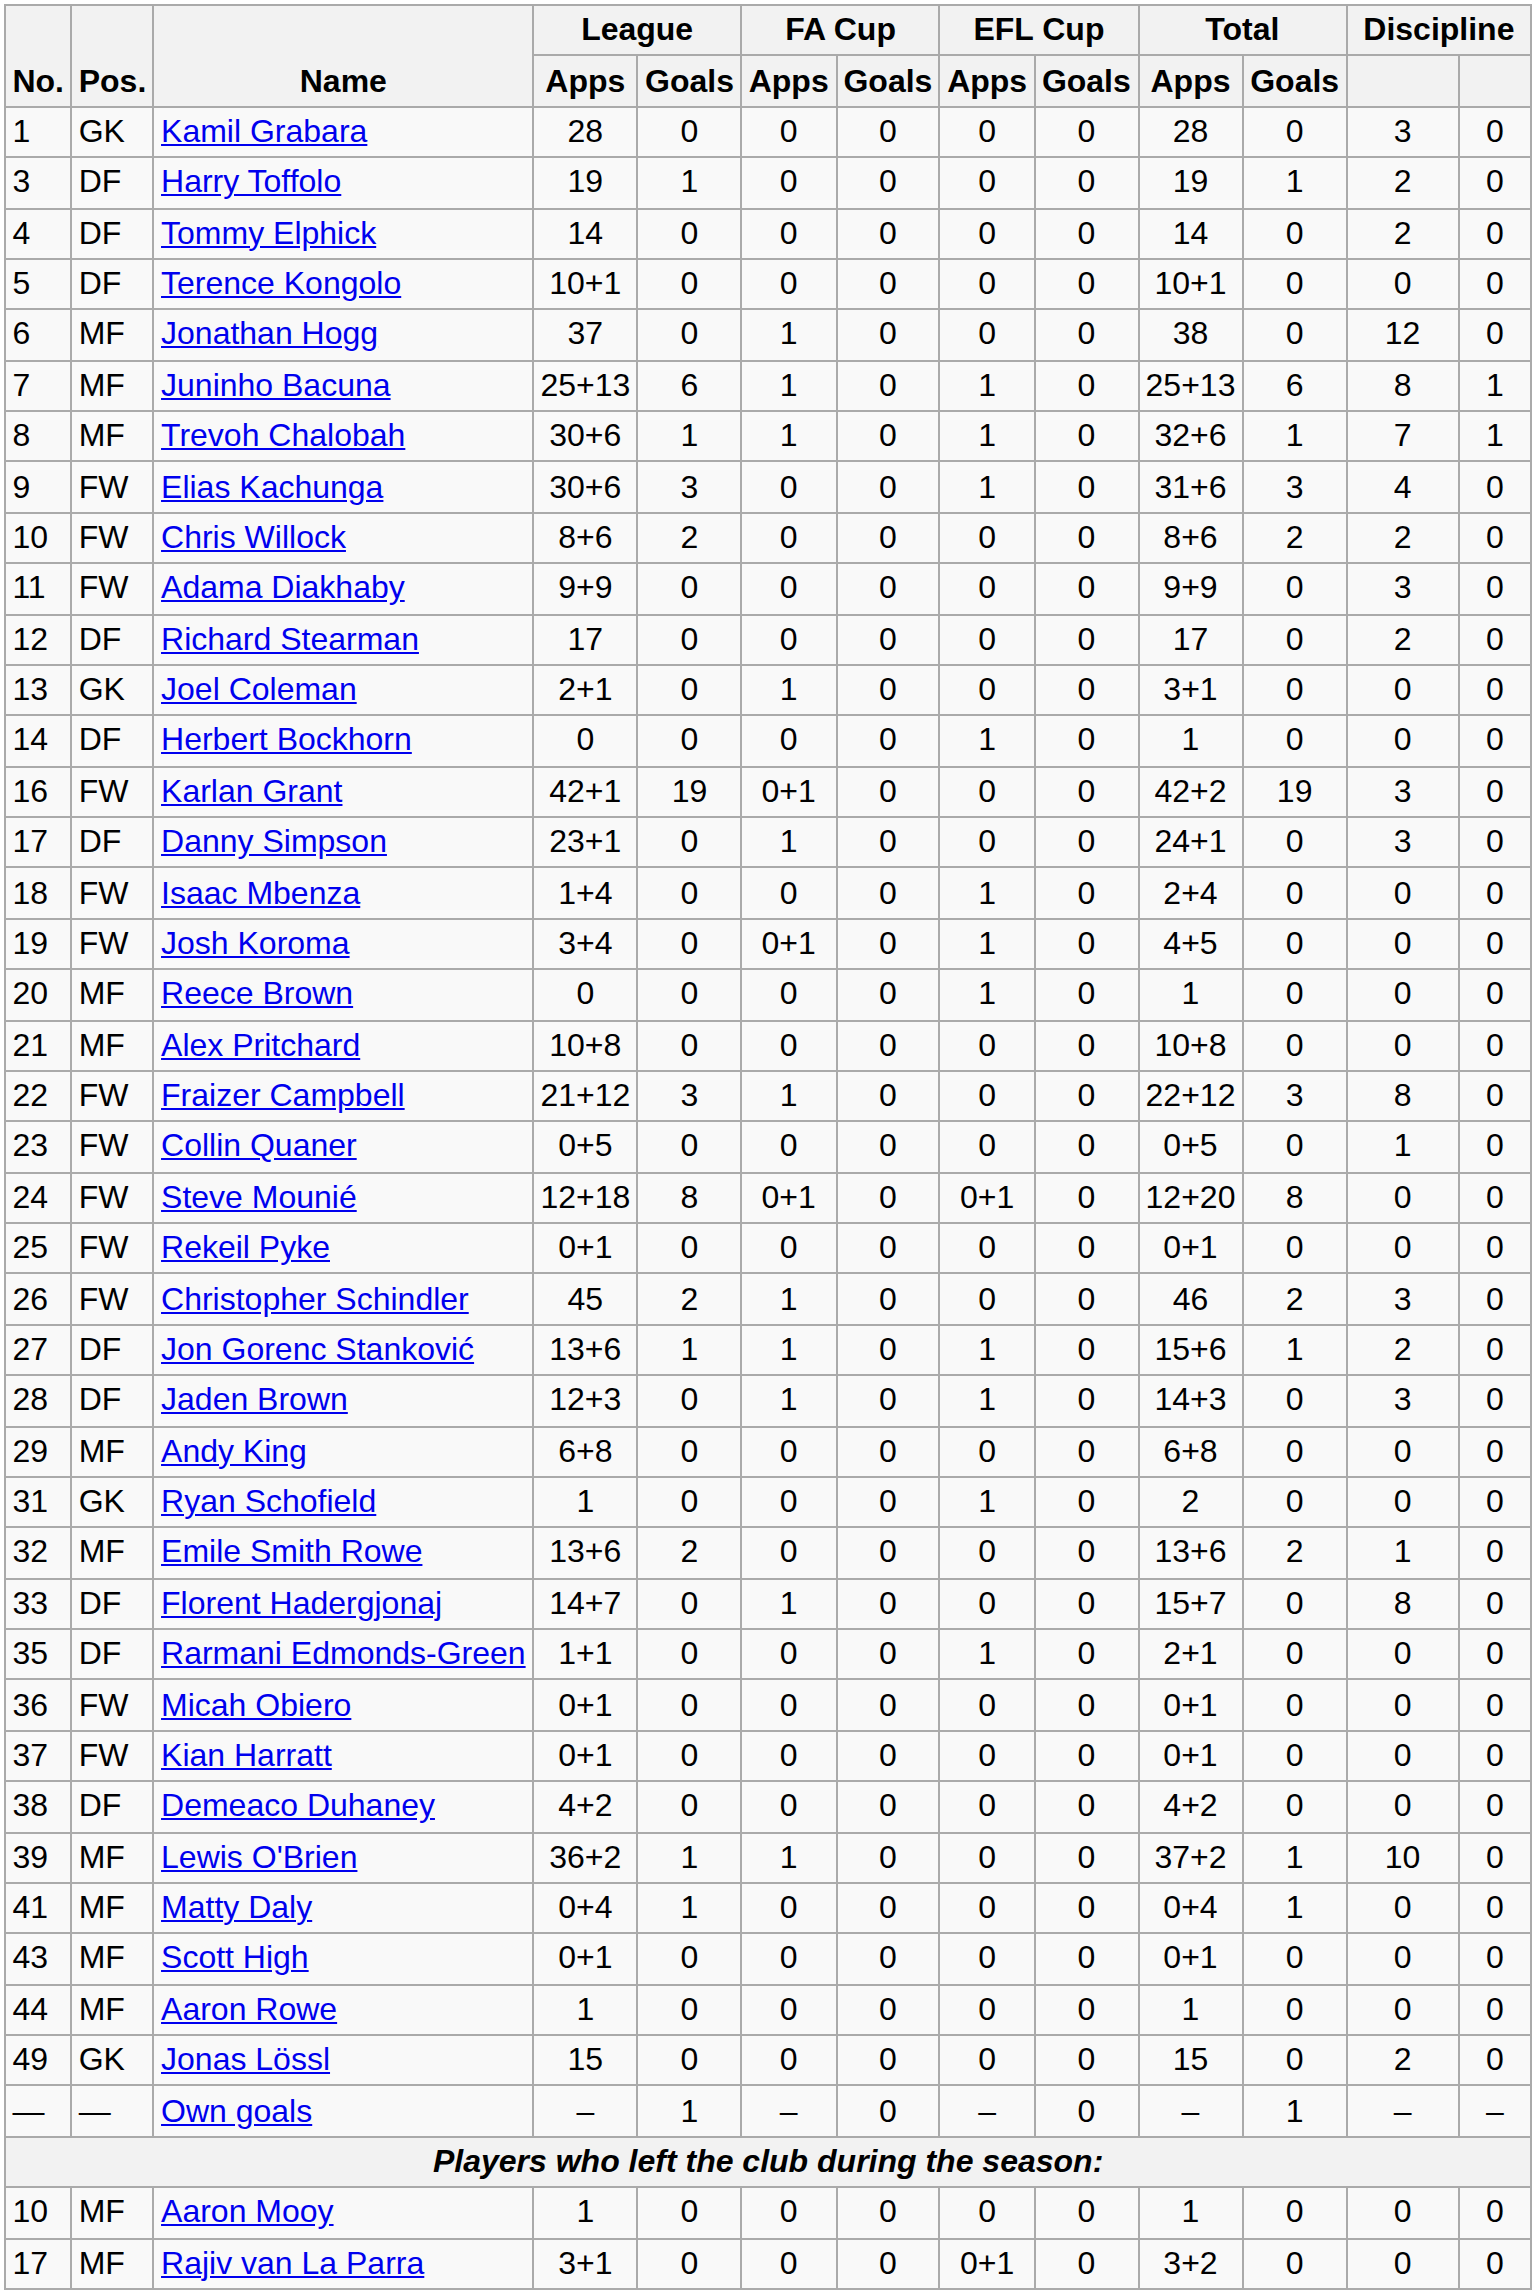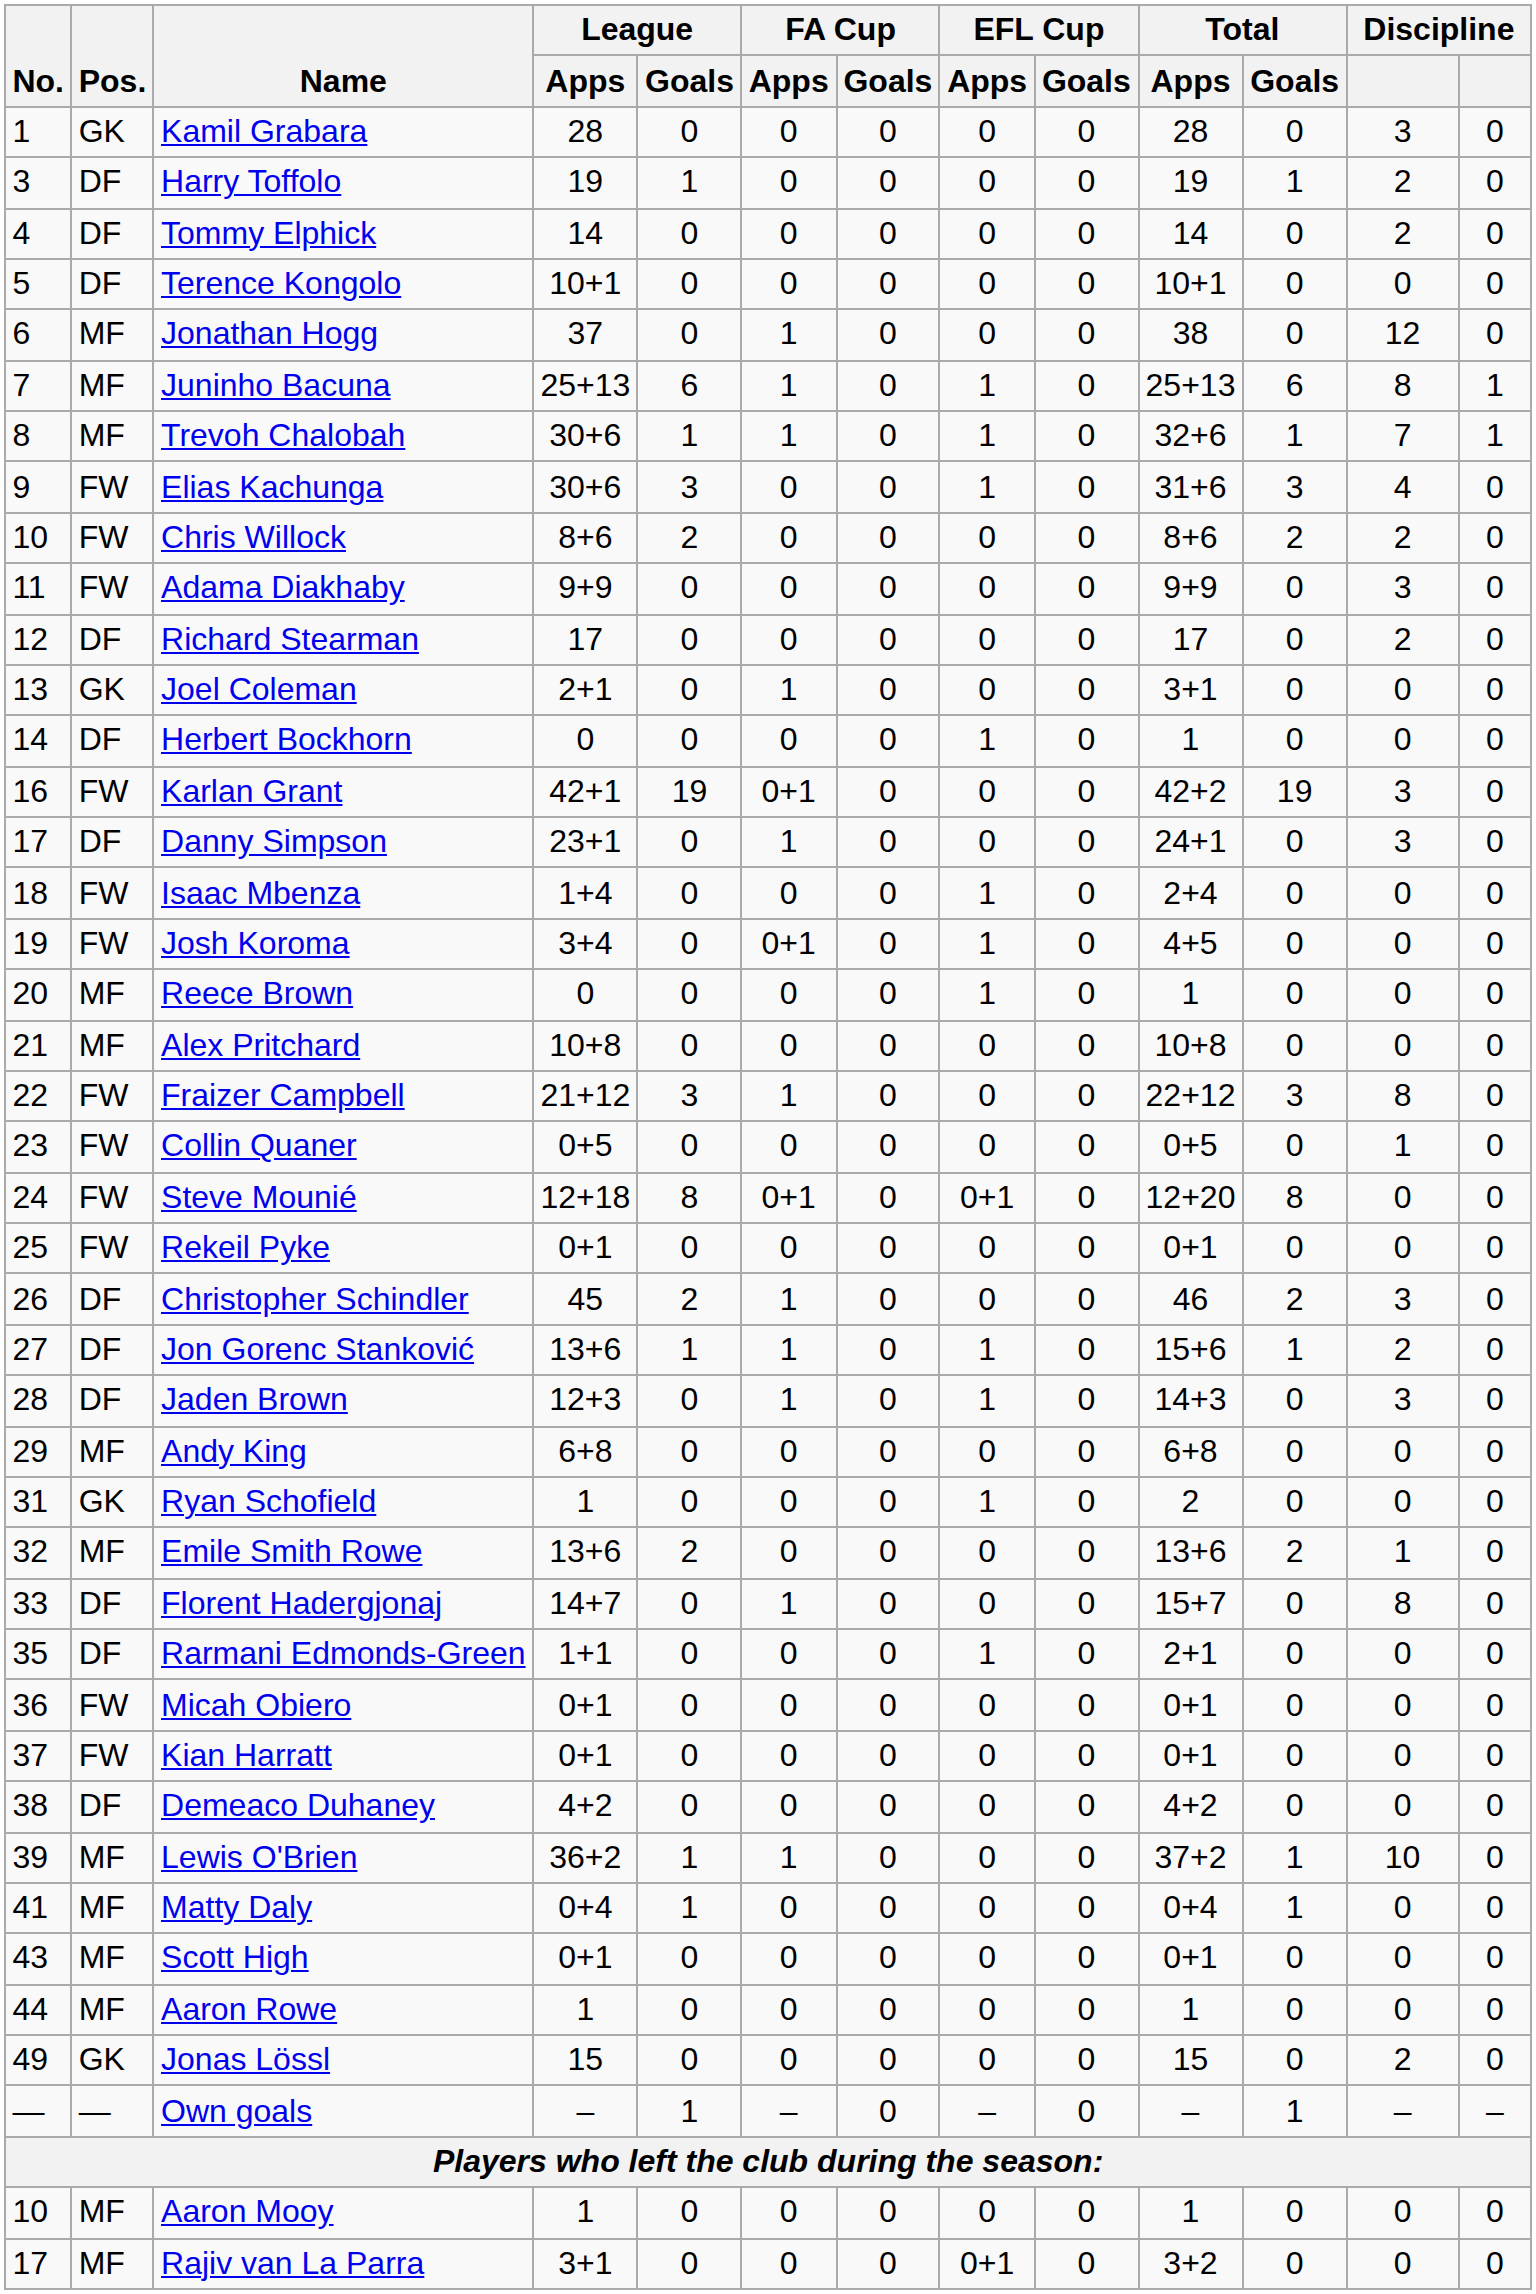(104, 1298) FW -> (100, 1298) DF
